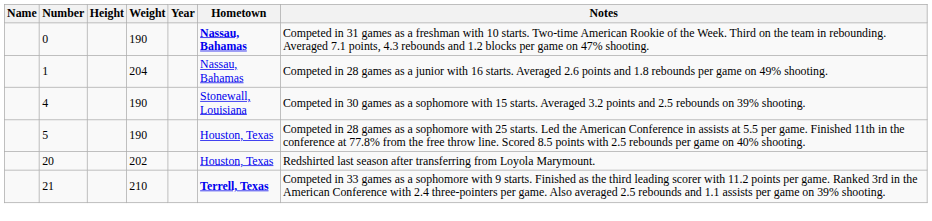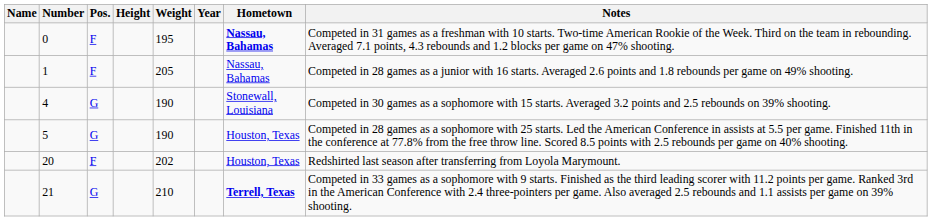+ column: (100, 13)
(138, 39) 190 -> (164, 39) 195
(138, 71) 204 -> (164, 71) 205
